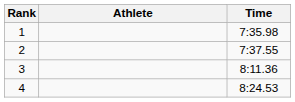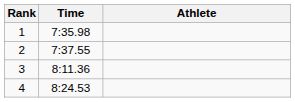columns swapped: (133, 13) <-> (259, 13)
